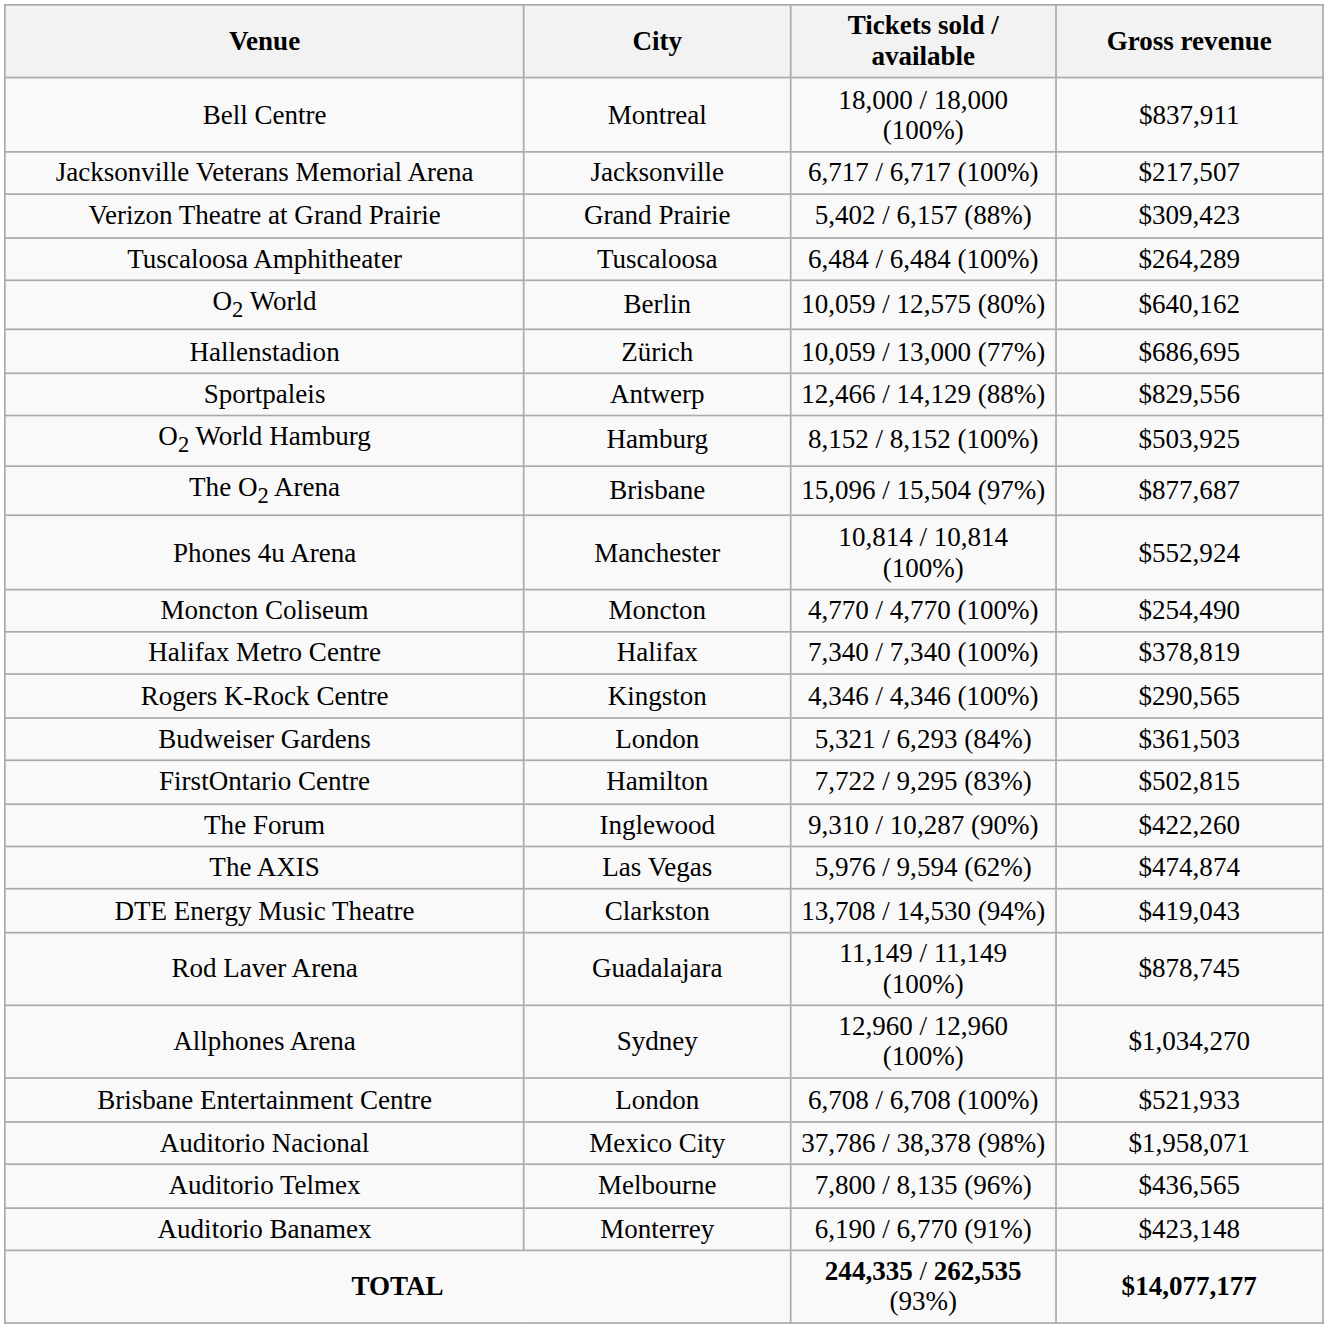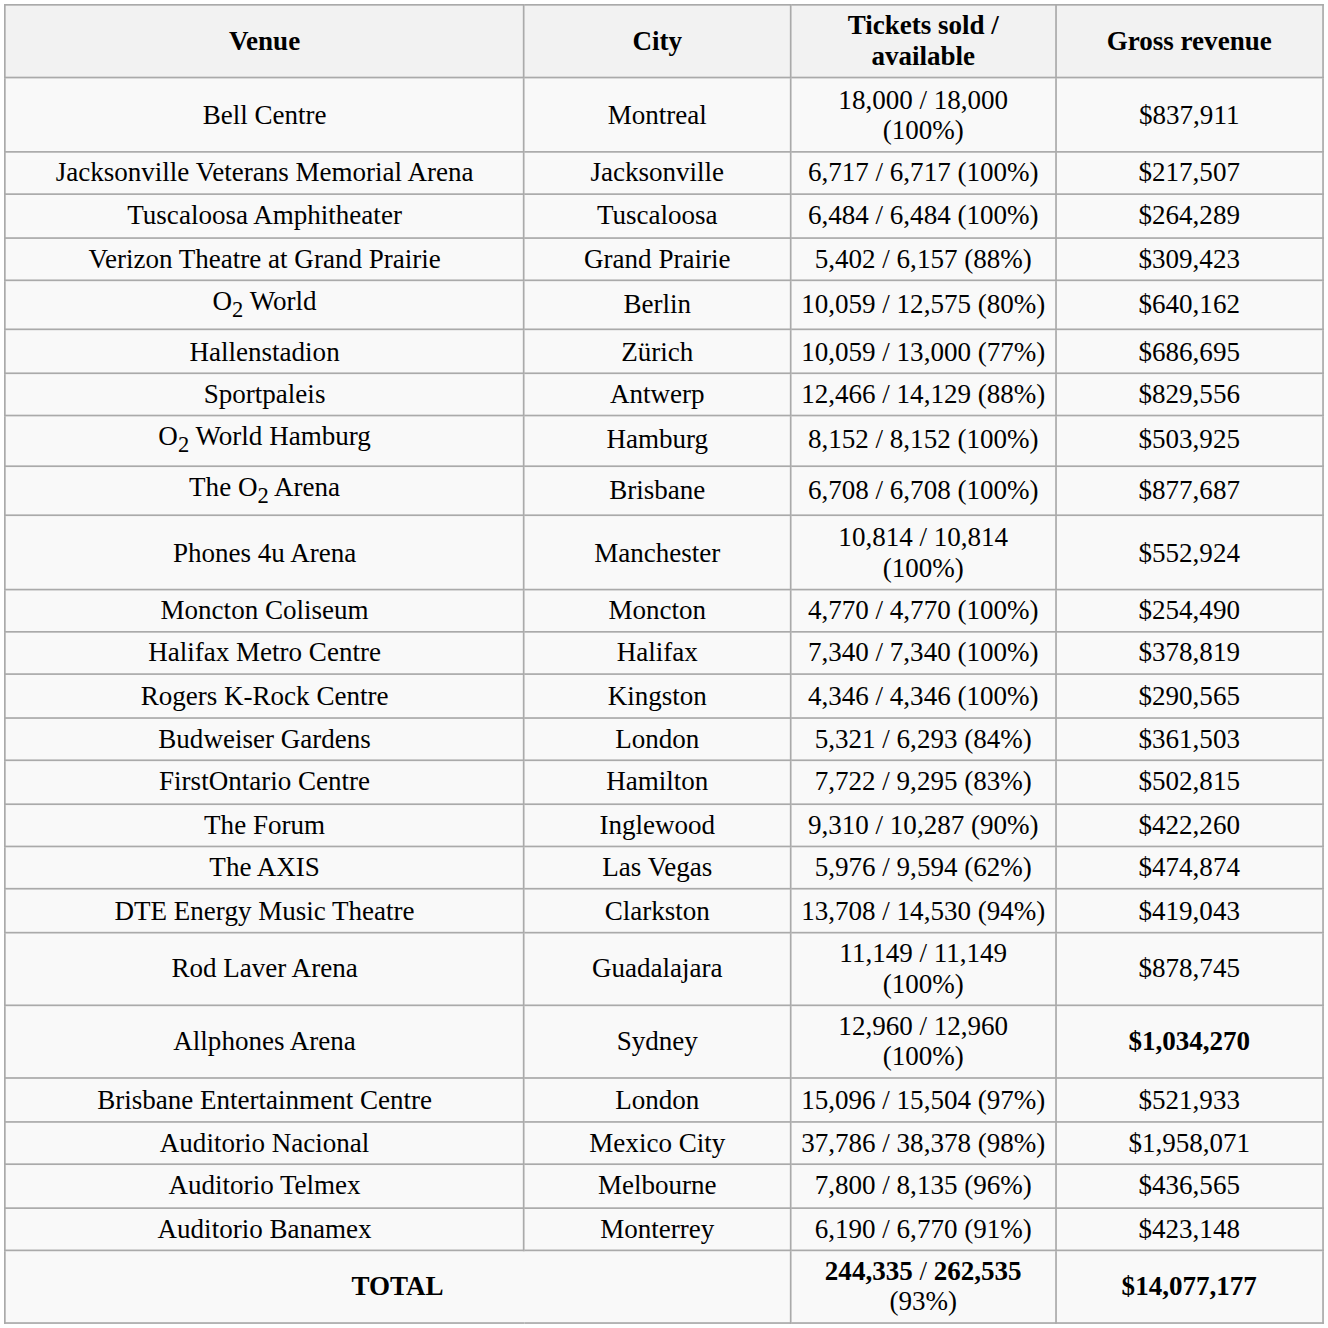rows swapped: (265, 258) <-> (265, 215)
(923, 490) 15,096 / 15,504 (97%) -> (923, 490) 6,708 / 6,708 (100%)
(1189, 1041) normal -> (1189, 1041) bold
(923, 1099) 6,708 / 6,708 (100%) -> (923, 1099) 15,096 / 15,504 (97%)
